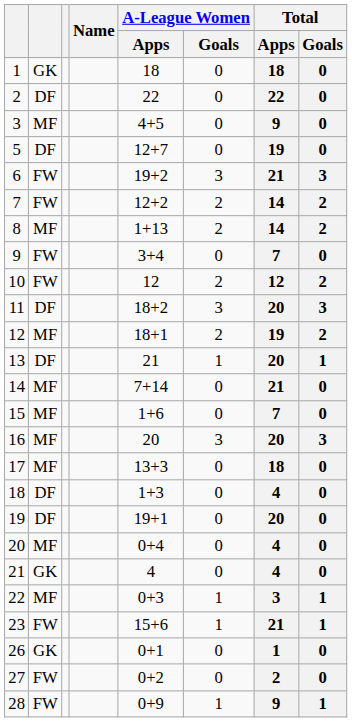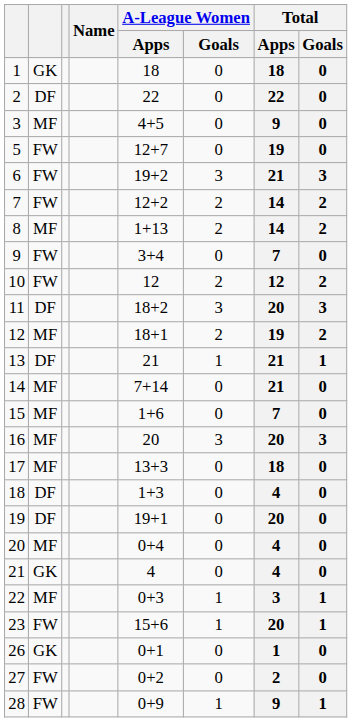(45, 149) DF -> (45, 149) FW
(276, 360) 20 -> (276, 360) 21
(276, 624) 21 -> (276, 624) 20
